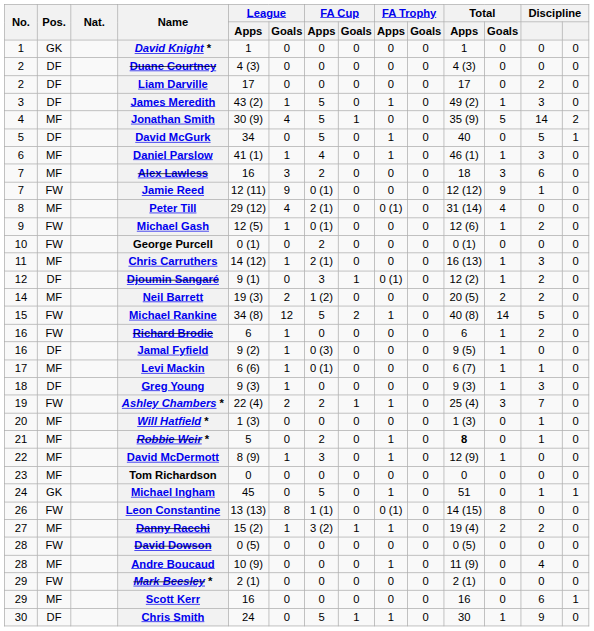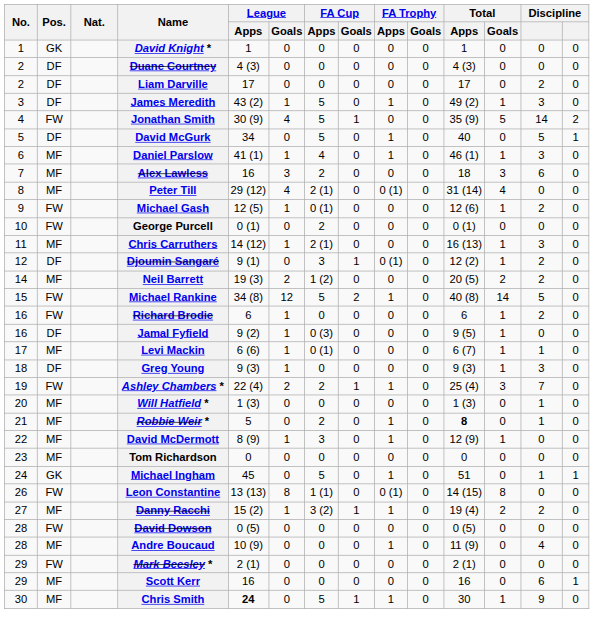(54, 119) MF -> (54, 119) FW
- row: (173, 191)
(54, 617) DF -> (54, 599) MF
(248, 617) normal -> (248, 599) bold
